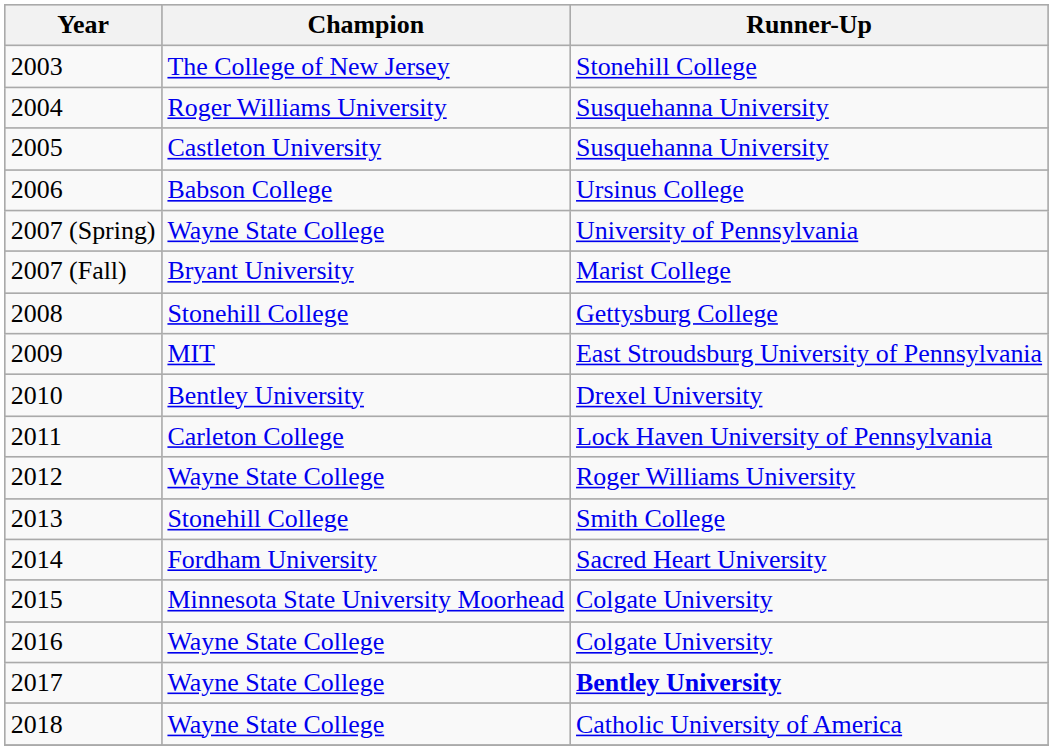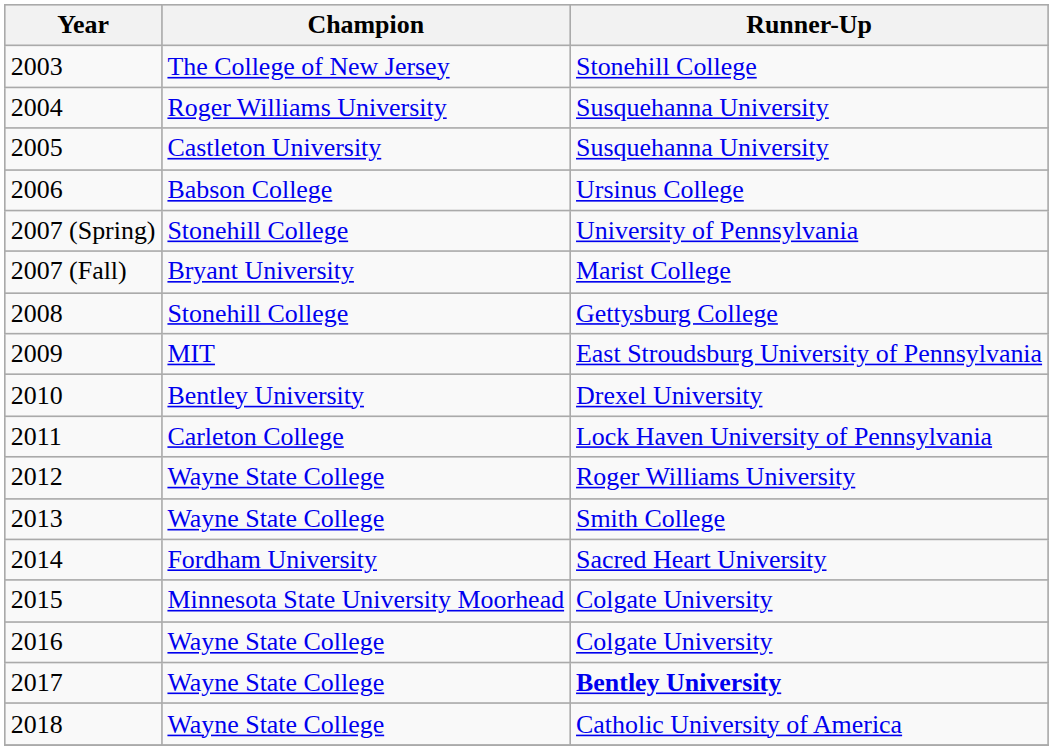(276, 230) Wayne State College -> (258, 230) Stonehill College
(258, 518) Stonehill College -> (276, 518) Wayne State College
